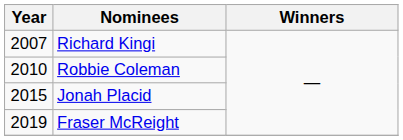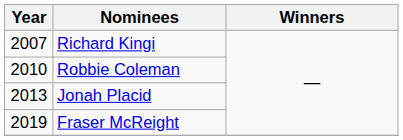(29, 95) 2015 -> (29, 95) 2013
